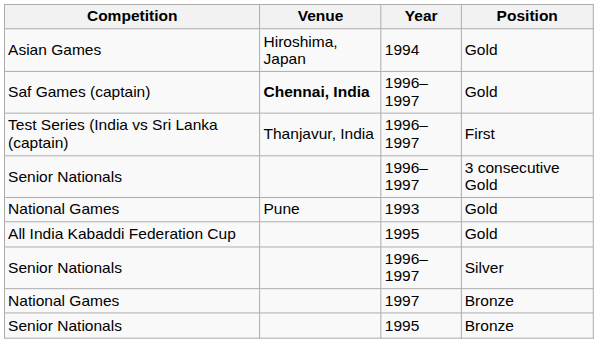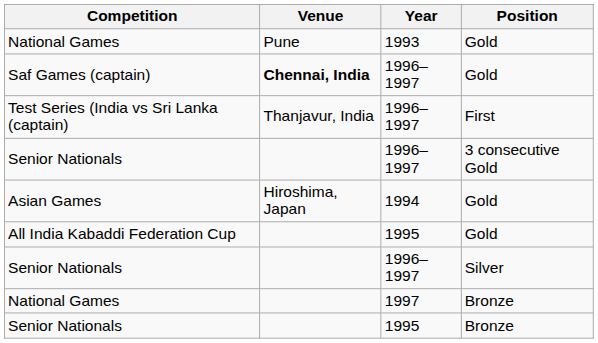rows swapped: (55, 50) <-> (64, 209)
